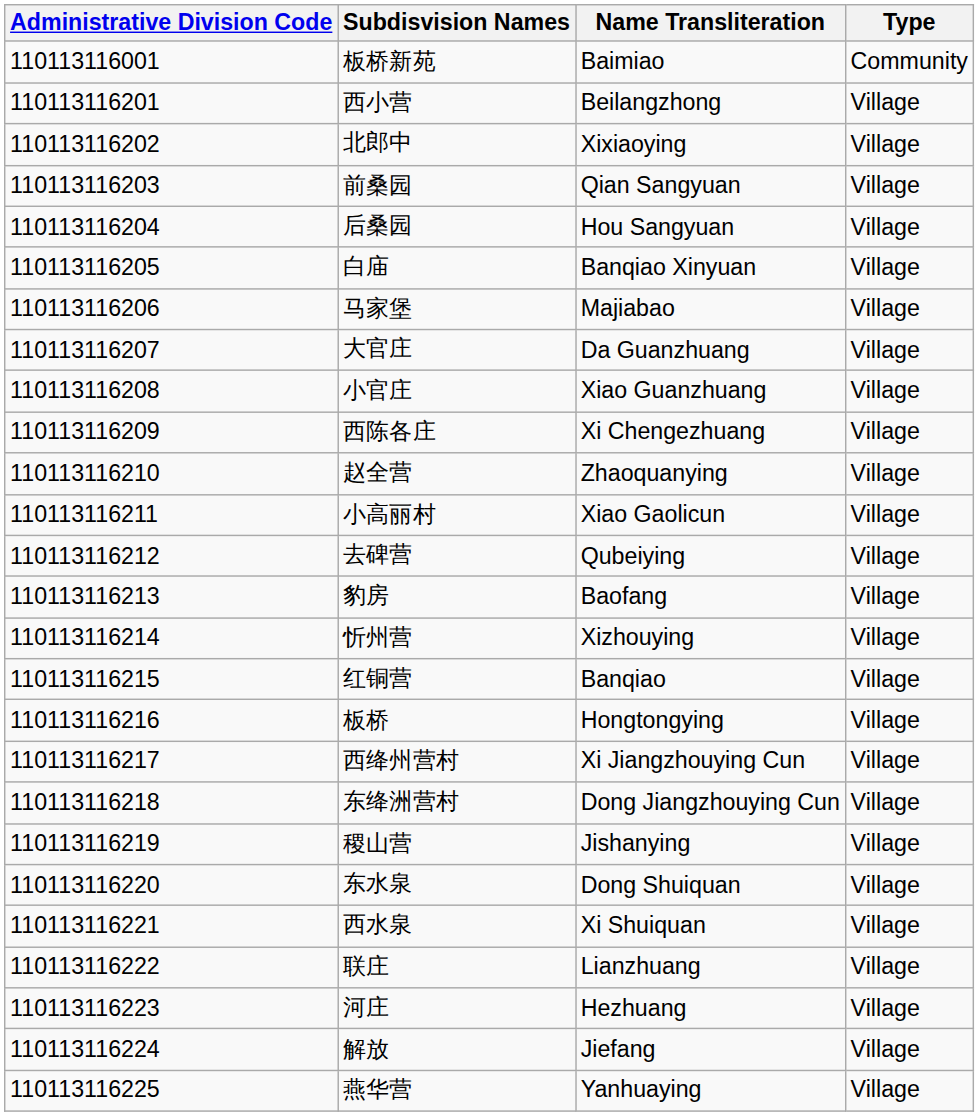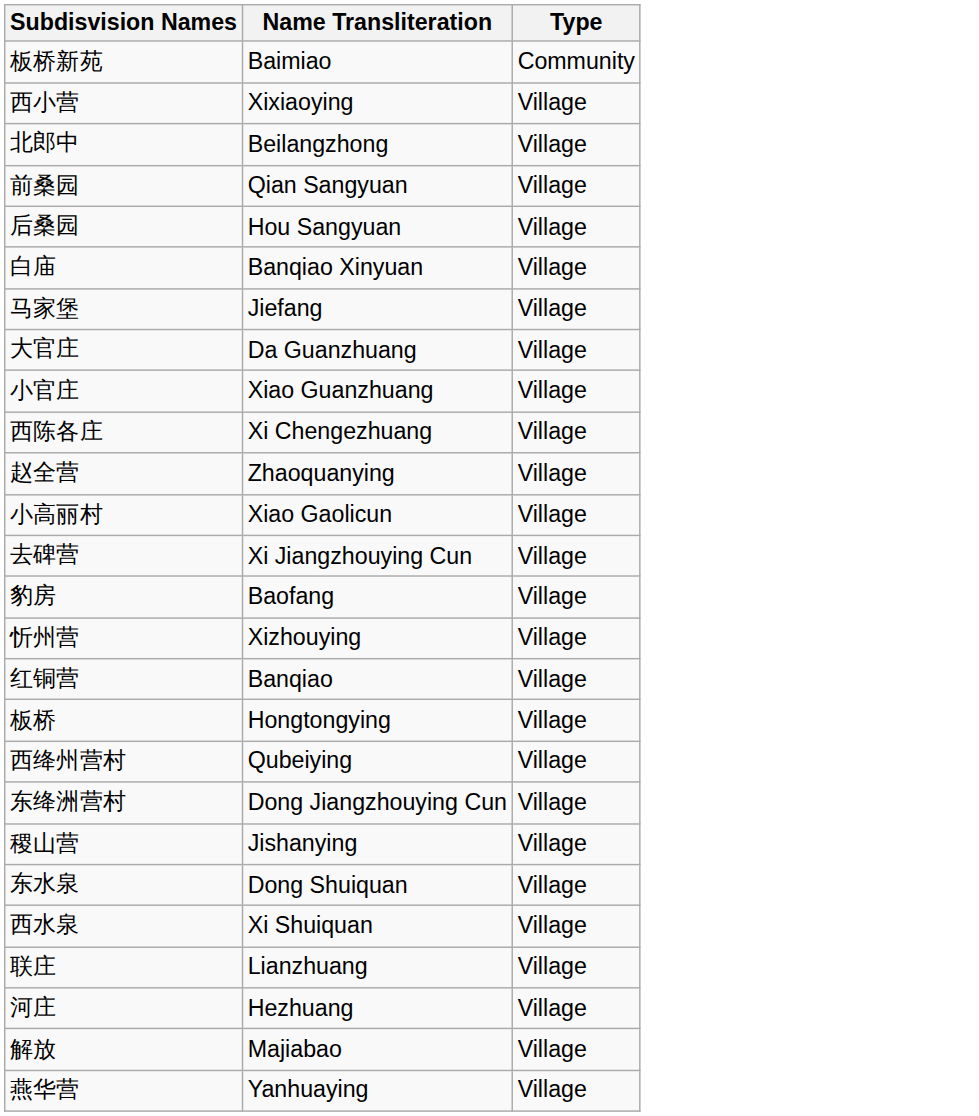- column: (171, 22)
(651, 103) Beilangzhong -> (301, 103) Xixiaoying
(634, 144) Xixiaoying -> (318, 144) Beilangzhong
(628, 308) Majiabao -> (285, 308) Jiefang
(633, 555) Qubeiying -> (360, 555) Xi Jiangzhouying Cun
(693, 761) Xi Jiangzhouying Cun -> (300, 761) Qubeiying
(618, 1049) Jiefang -> (295, 1049) Majiabao
